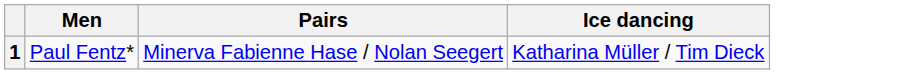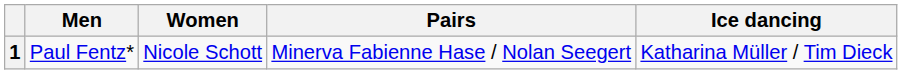+ column: (203, 20)
